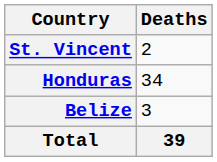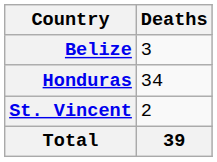rows swapped: (98, 111) <-> (71, 50)
